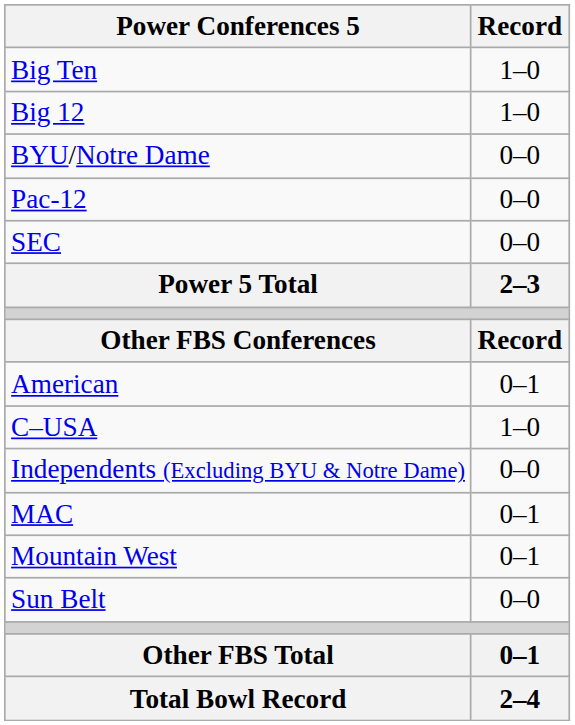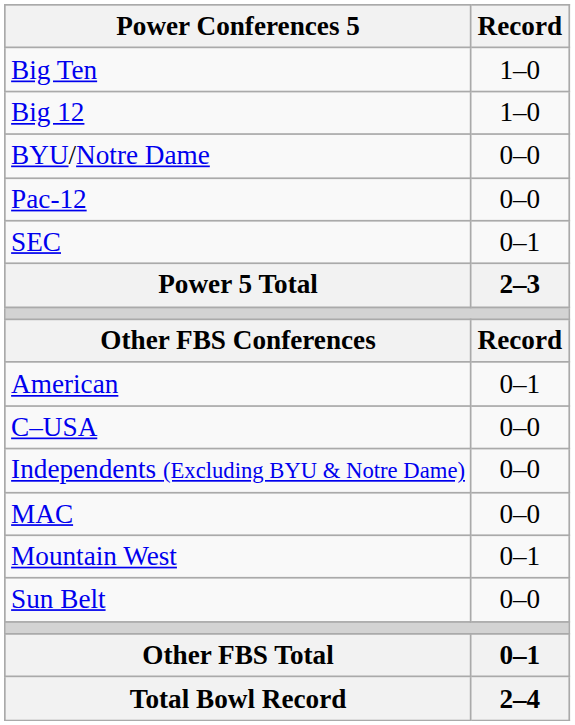(520, 241) 0–0 -> (520, 241) 0–1
(520, 426) 1–0 -> (520, 426) 0–0
(520, 513) 0–1 -> (520, 513) 0–0
